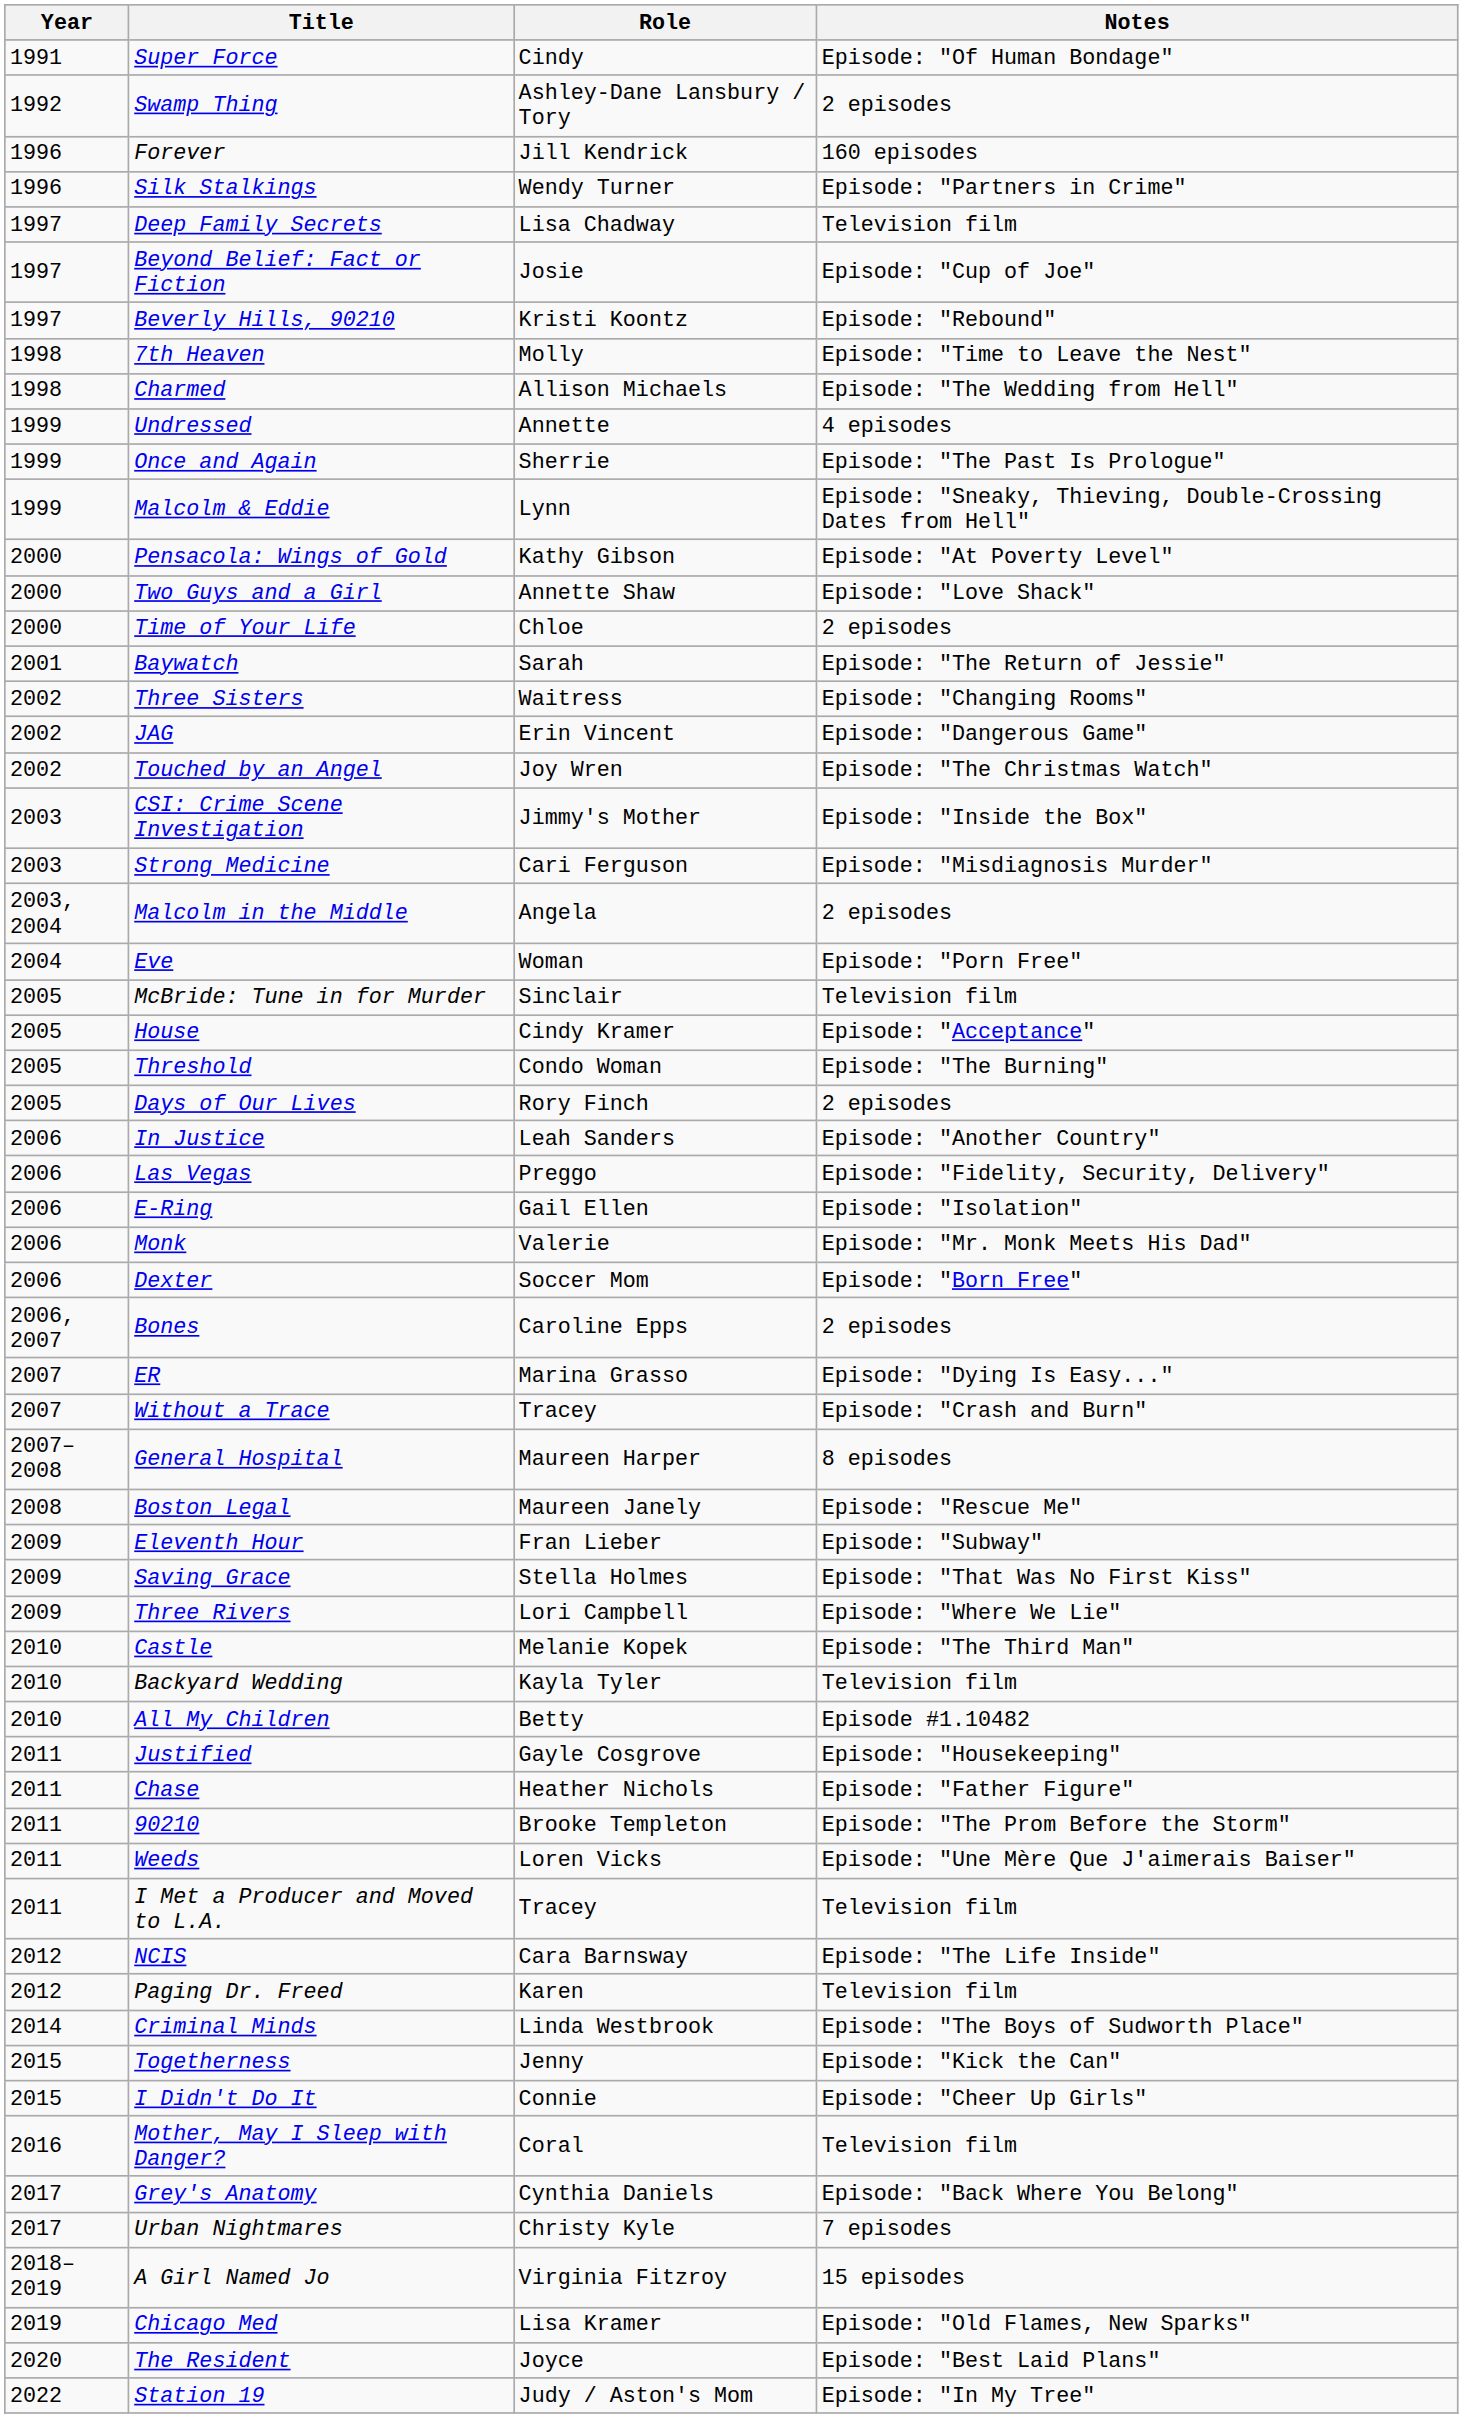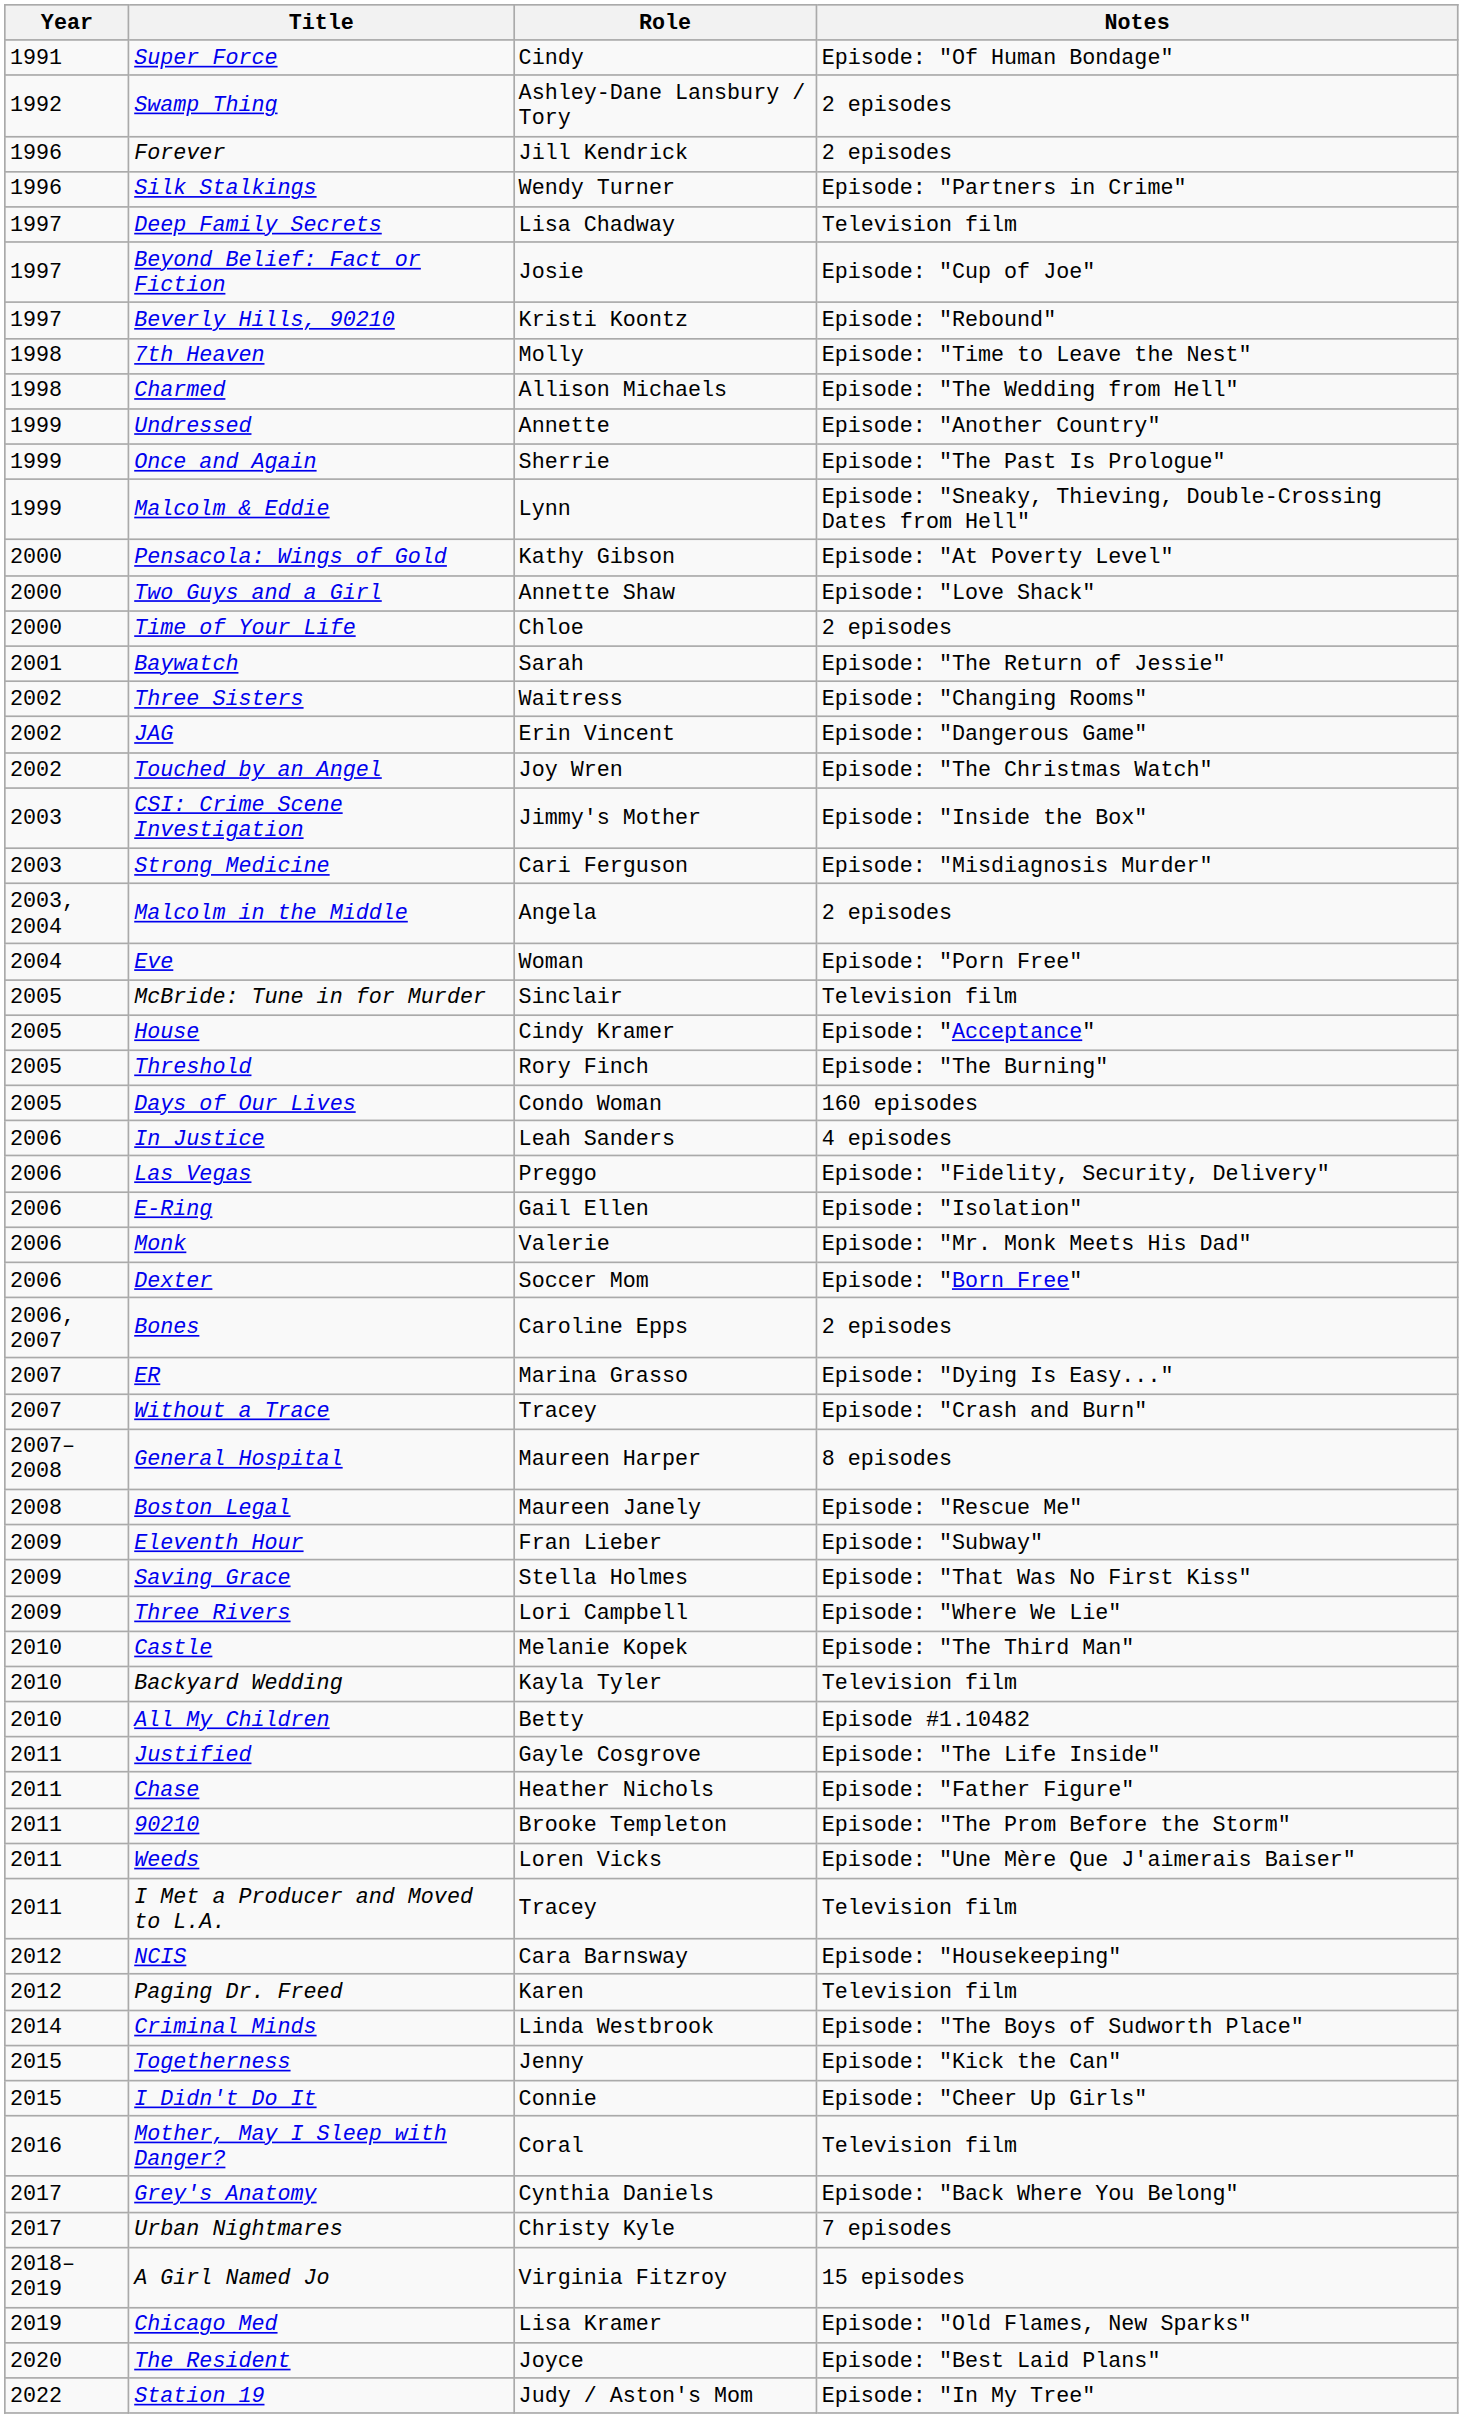(900, 154) 160 episodes -> (887, 154) 2 episodes
(887, 426) 4 episodes -> (991, 426) Episode: "Another Country"
(590, 1068) Condo Woman -> (584, 1068) Rory Finch
(584, 1103) Rory Finch -> (590, 1103) Condo Woman
(887, 1103) 2 episodes -> (900, 1103) 160 episodes
(991, 1139) Episode: "Another Country" -> (887, 1139) 4 episodes
(972, 1755) Episode: "Housekeeping" -> (991, 1755) Episode: "The Life Inside"
(991, 1957) Episode: "The Life Inside" -> (972, 1957) Episode: "Housekeeping"
